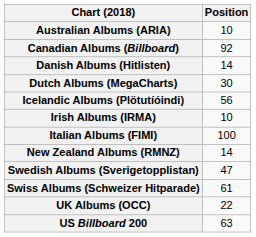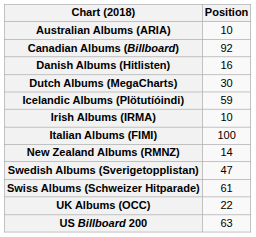(227, 65) 14 -> (227, 65) 16
(227, 100) 56 -> (227, 100) 59
